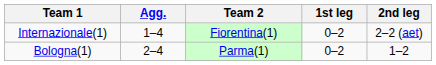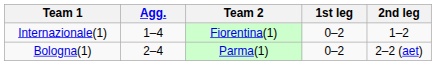(399, 32) 2–2 (aet) -> (399, 32) 1–2
(399, 51) 1–2 -> (399, 51) 2–2 (aet)
